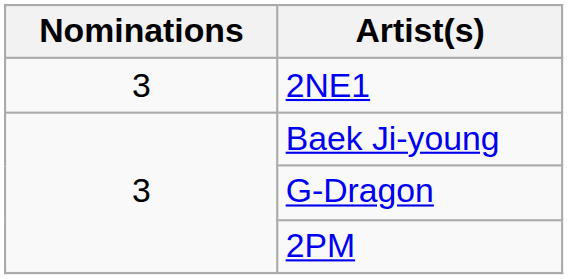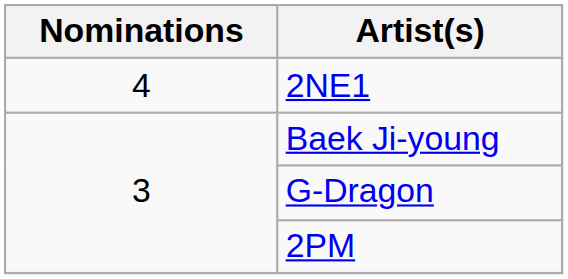(141, 84) 3 -> (141, 84) 4
